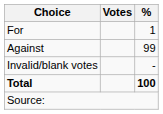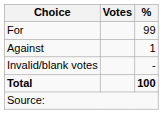(153, 30) 1 -> (149, 30) 99
(149, 48) 99 -> (153, 48) 1
